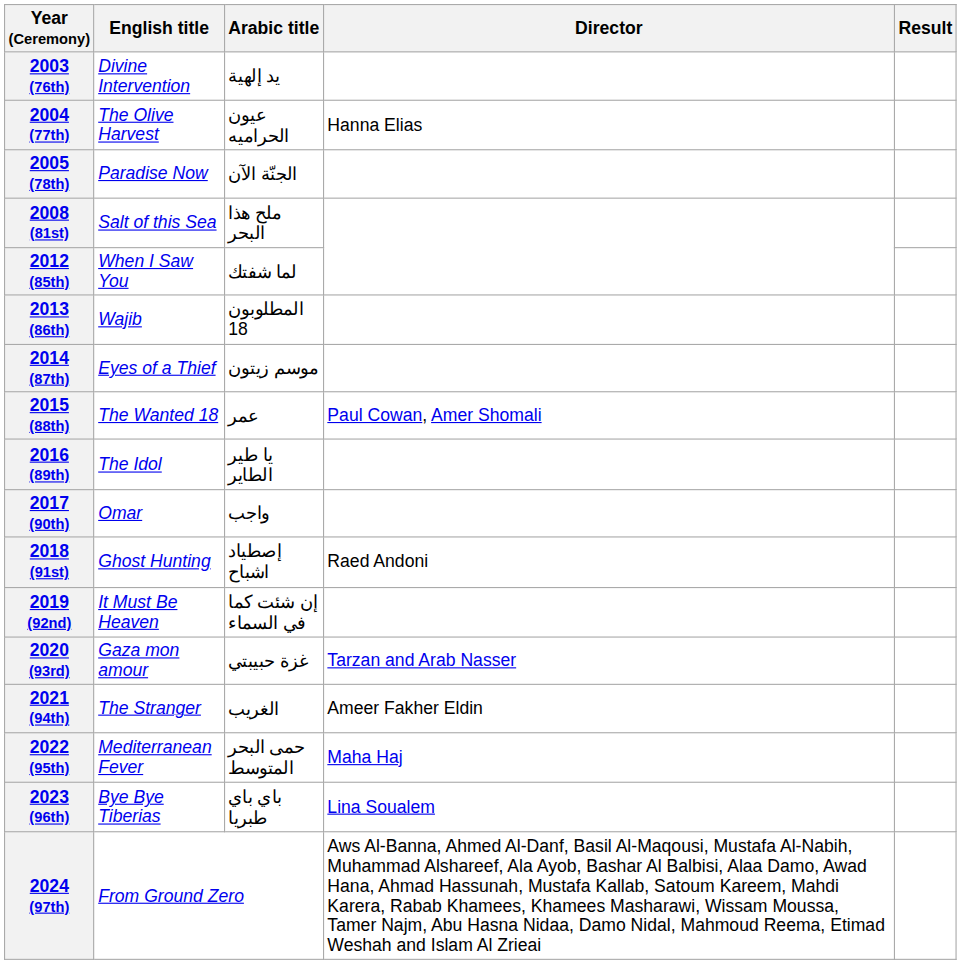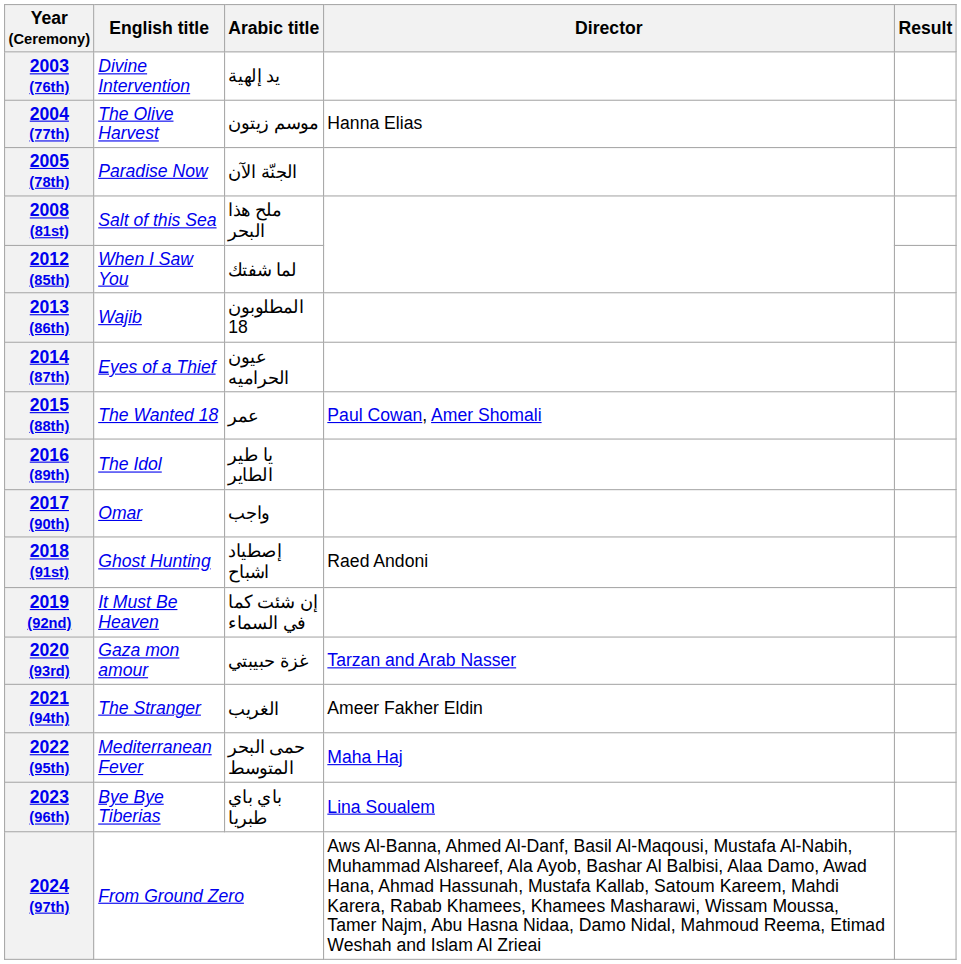(258, 125) عيون الحراميه -> (274, 124) موسم زيتون
(274, 368) موسم زيتون -> (258, 367) عيون الحراميه
